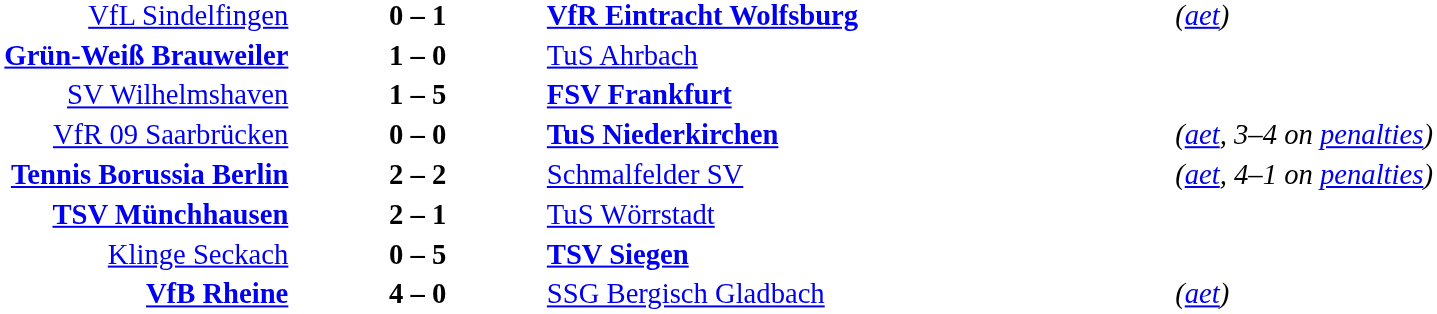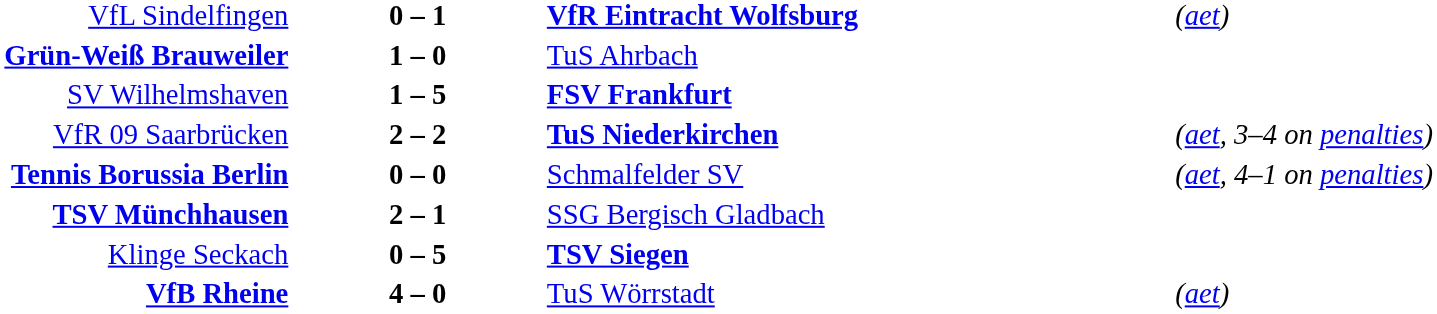(418, 134) 0 – 0 -> (418, 134) 2 – 2
(418, 174) 2 – 2 -> (418, 174) 0 – 0
(631, 214) TuS Wörrstadt -> (686, 214) SSG Bergisch Gladbach
(686, 293) SSG Bergisch Gladbach -> (631, 293) TuS Wörrstadt
